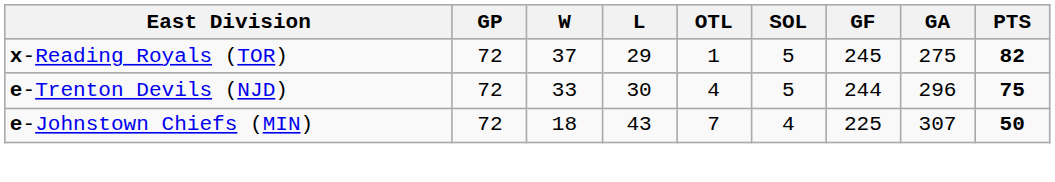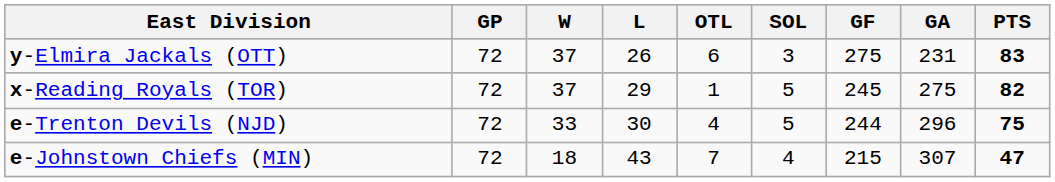+ row: (149, 56)
(863, 125) 225 -> (863, 159) 215
(1012, 125) 50 -> (1012, 159) 47
